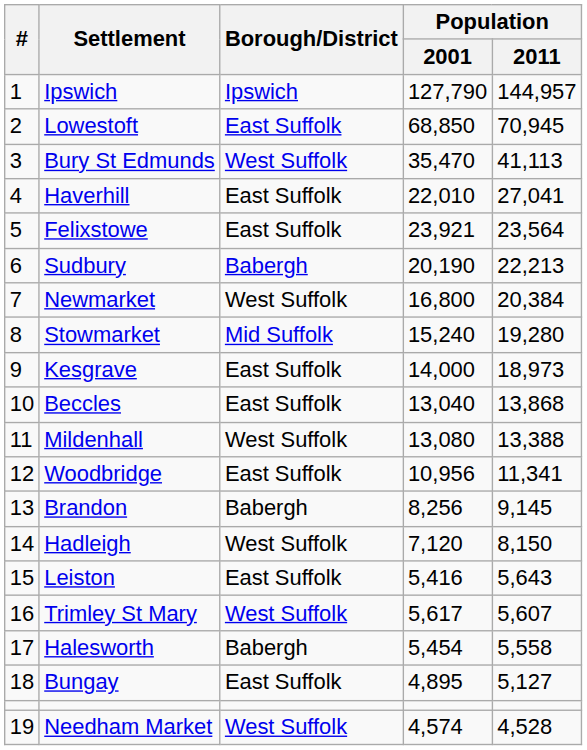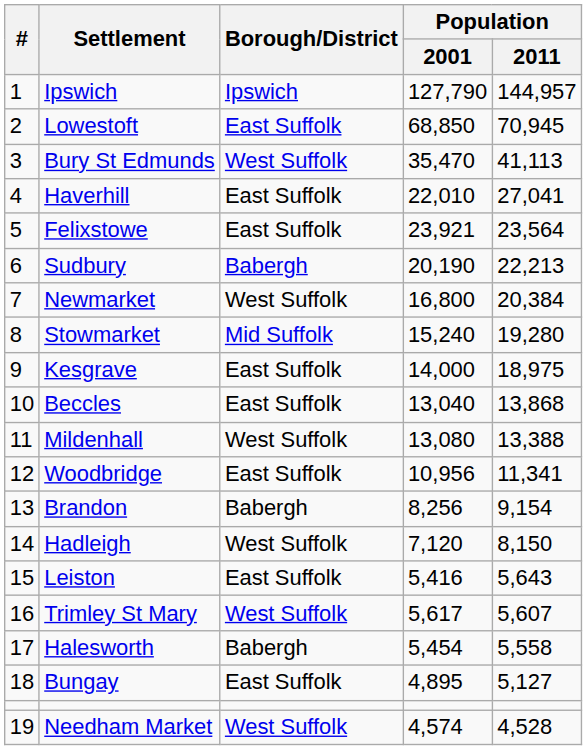(531, 369) 18,973 -> (531, 369) 18,975
(525, 508) 9,145 -> (525, 508) 9,154
